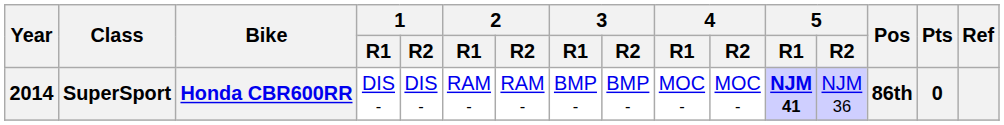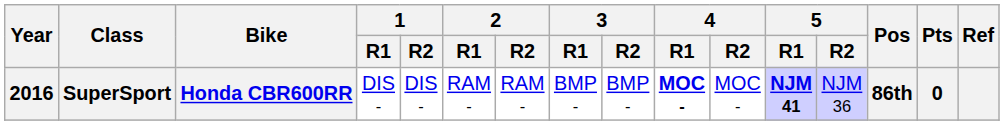(32, 94) 2014 -> (32, 94) 2016
(682, 93) normal -> (682, 94) bold
